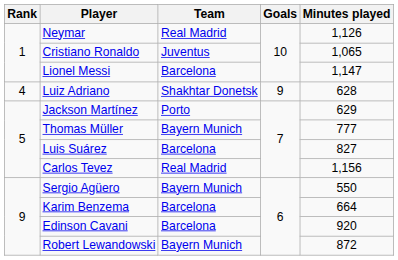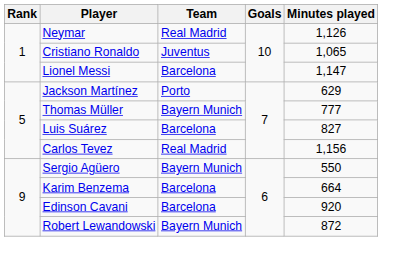- row: (76, 91)
